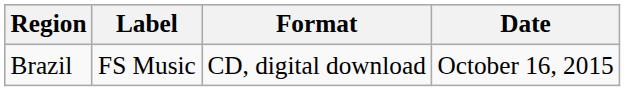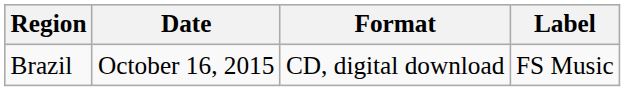columns swapped: (526, 24) <-> (147, 24)
